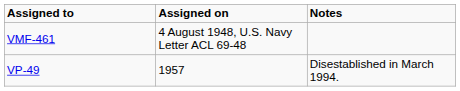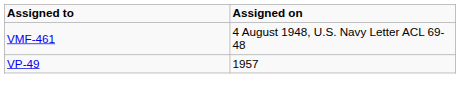- column: (326, 13)
